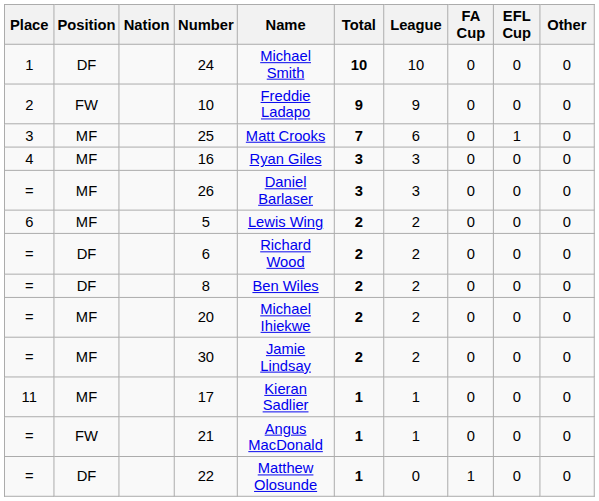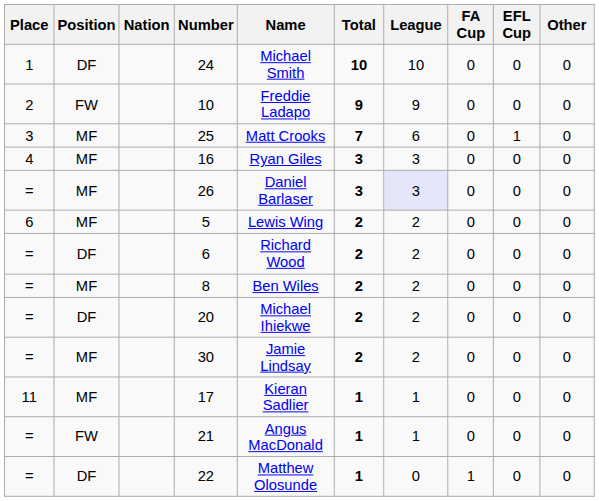(416, 191) no background -> (416, 191) lavender background
(87, 286) DF -> (87, 286) MF
(87, 317) MF -> (87, 317) DF
